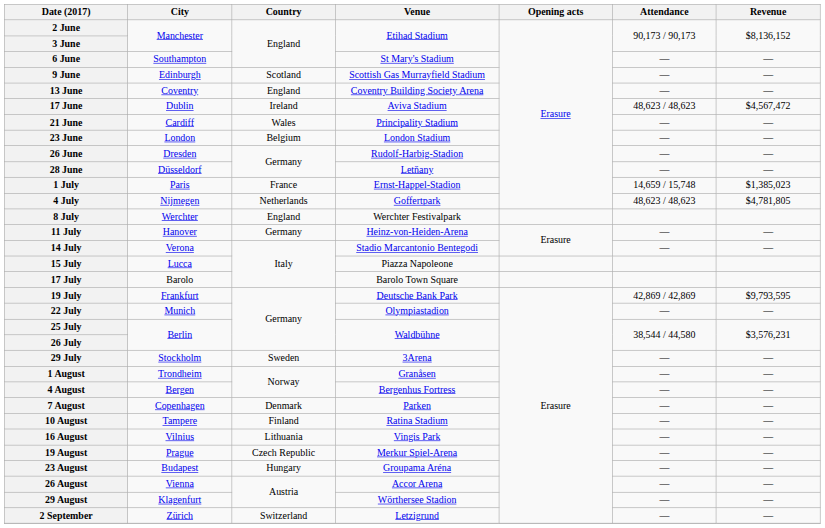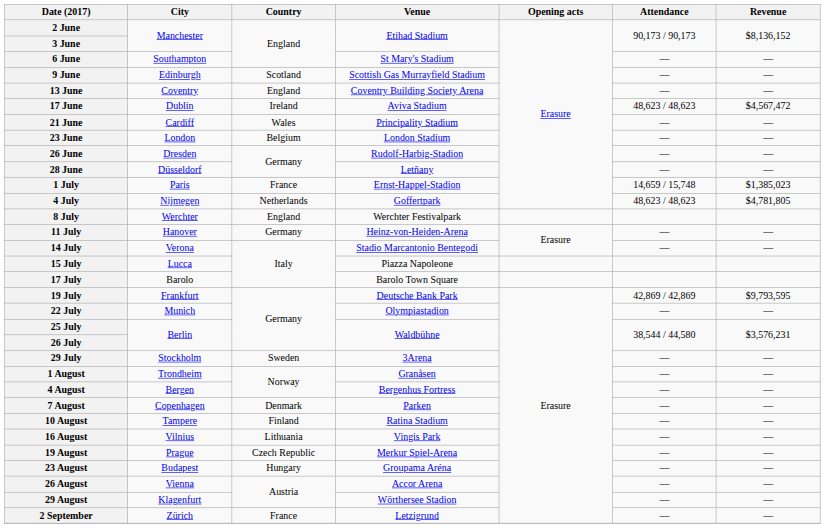(284, 515) Switzerland -> (284, 515) France
